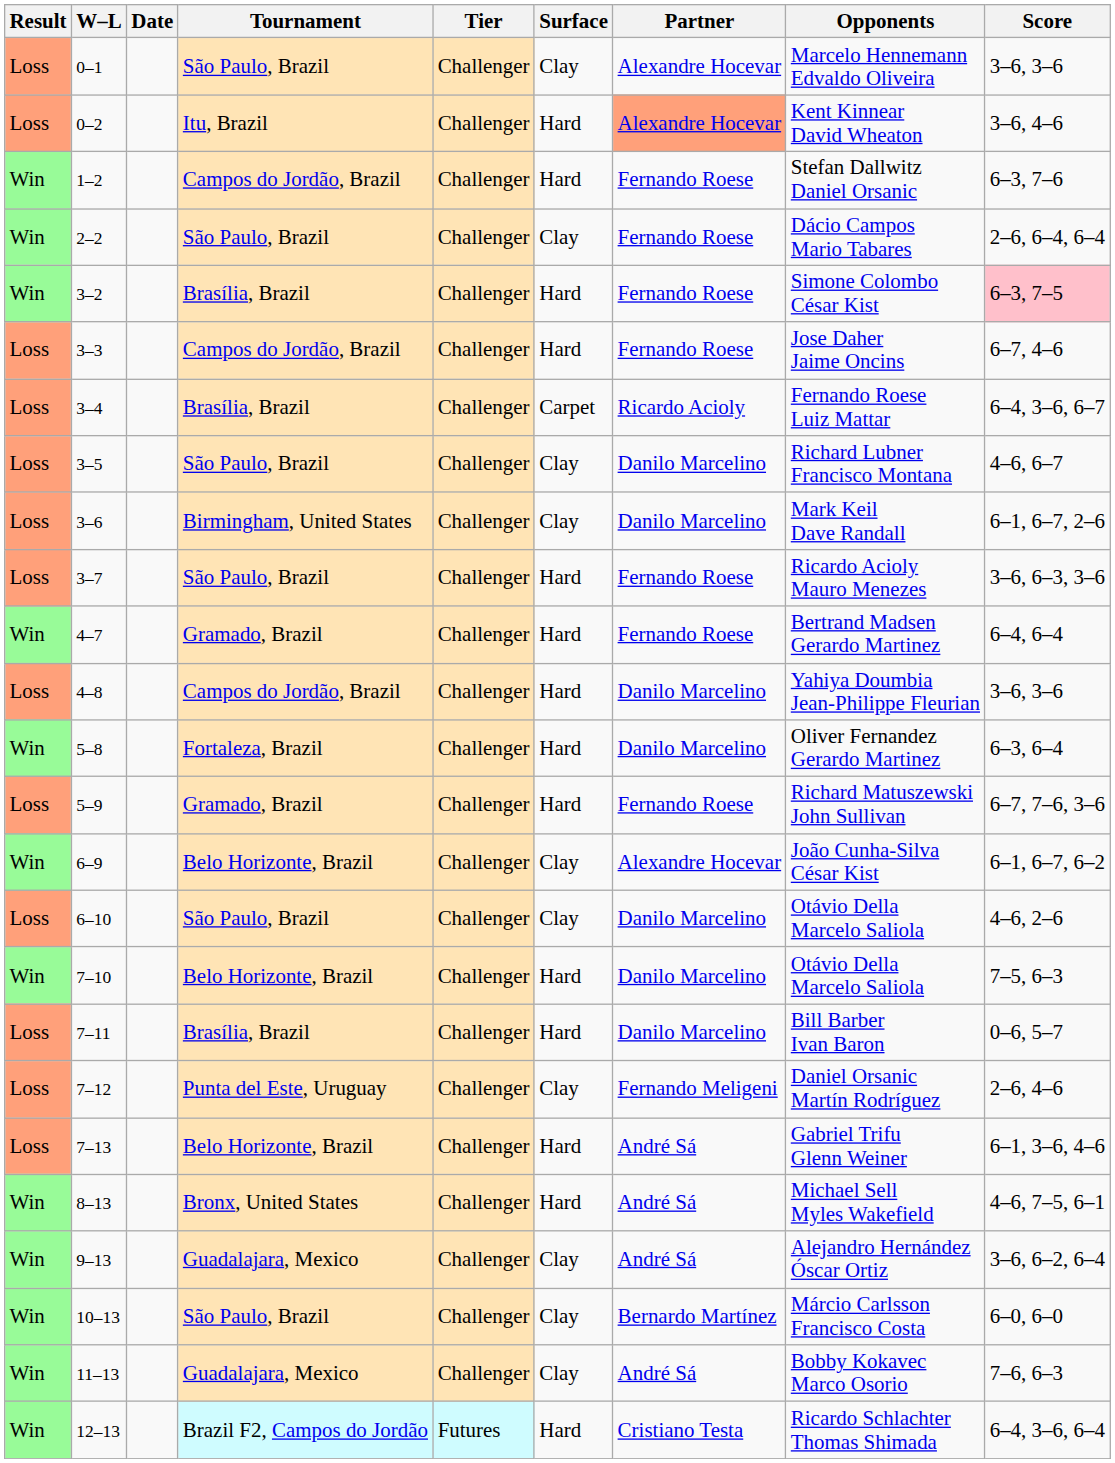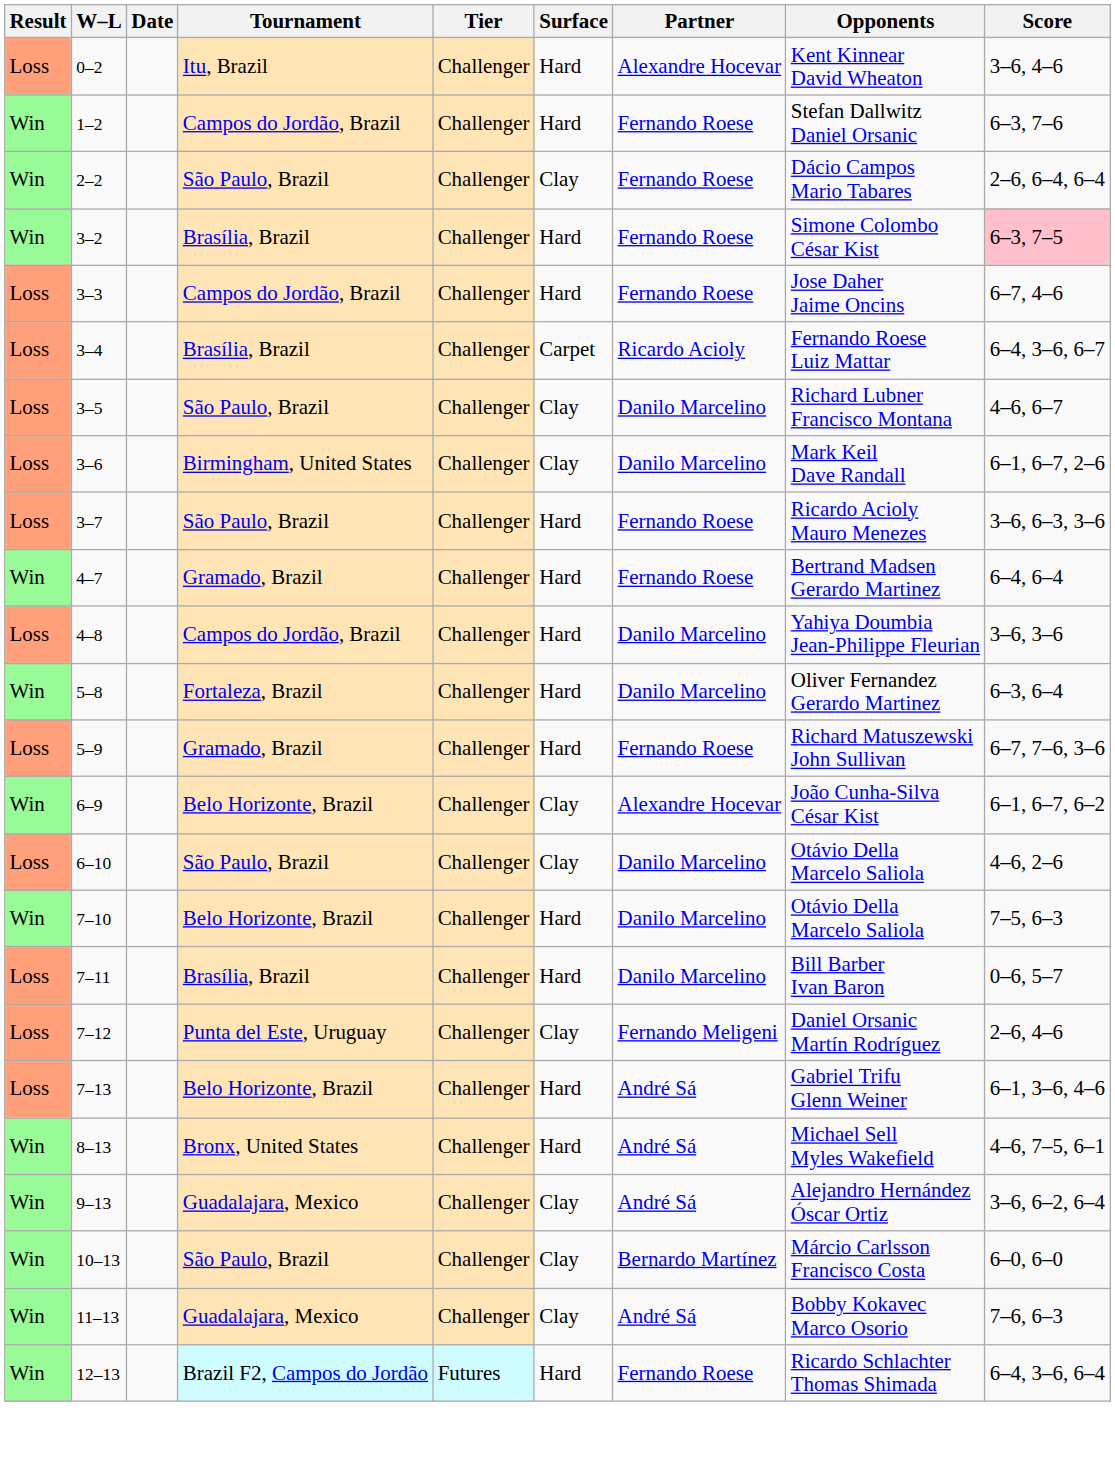- row: (89, 67)
(699, 122) lightsalmon background -> (699, 66) no background
(680, 1429) Cristiano Testa -> (685, 1373) Fernando Roese
